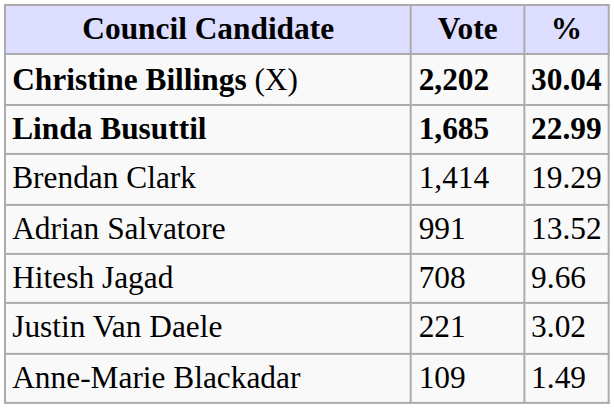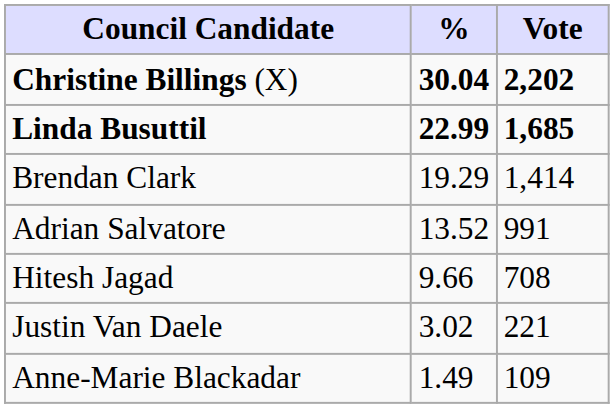columns swapped: (468, 29) <-> (566, 29)
